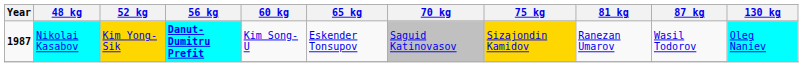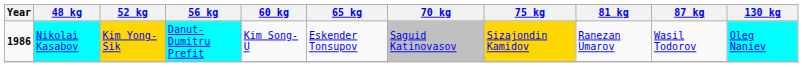(19, 41) 1987 -> (19, 41) 1986
(189, 41) bold -> (189, 41) normal
